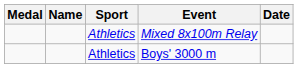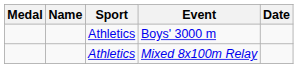rows swapped: (179, 54) <-> (199, 34)
